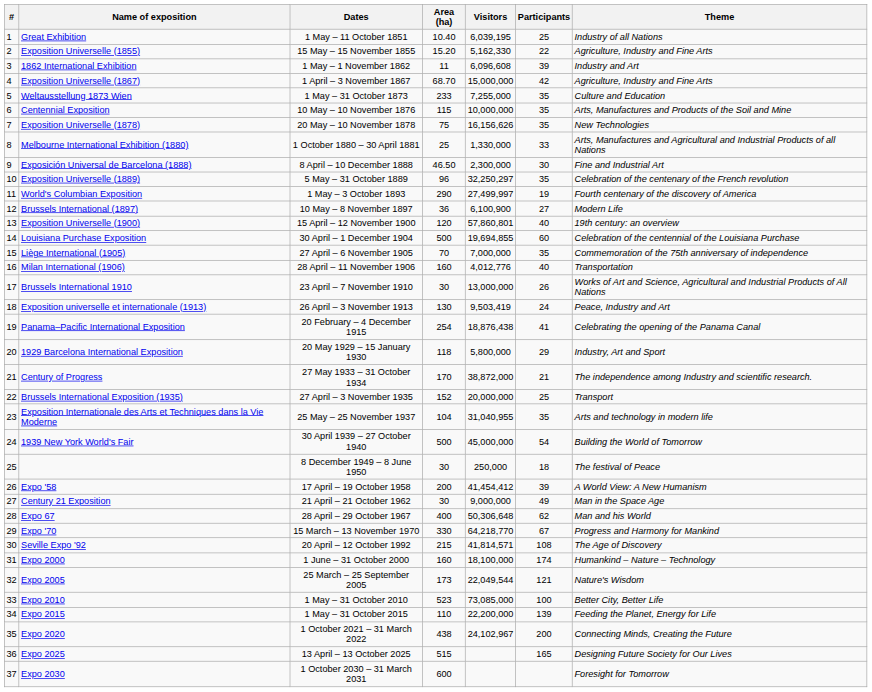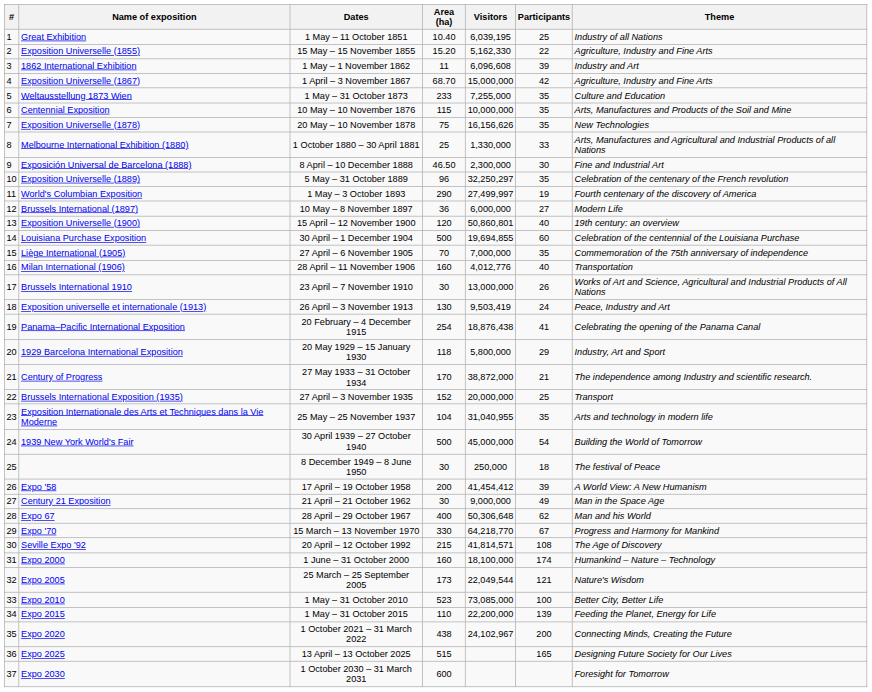(491, 209) 6,100,900 -> (491, 209) 6,000,000
(491, 224) 57,860,801 -> (491, 224) 50,860,801
